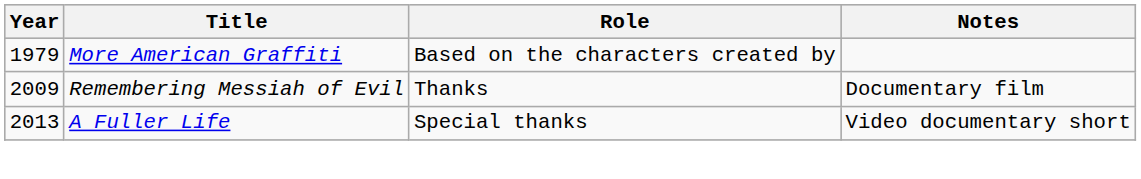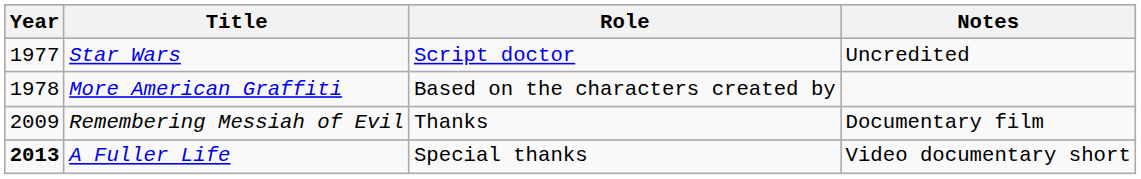+ row: (125, 55)
(35, 55) 1979 -> (35, 89) 1978
(35, 123) normal -> (35, 156) bold
